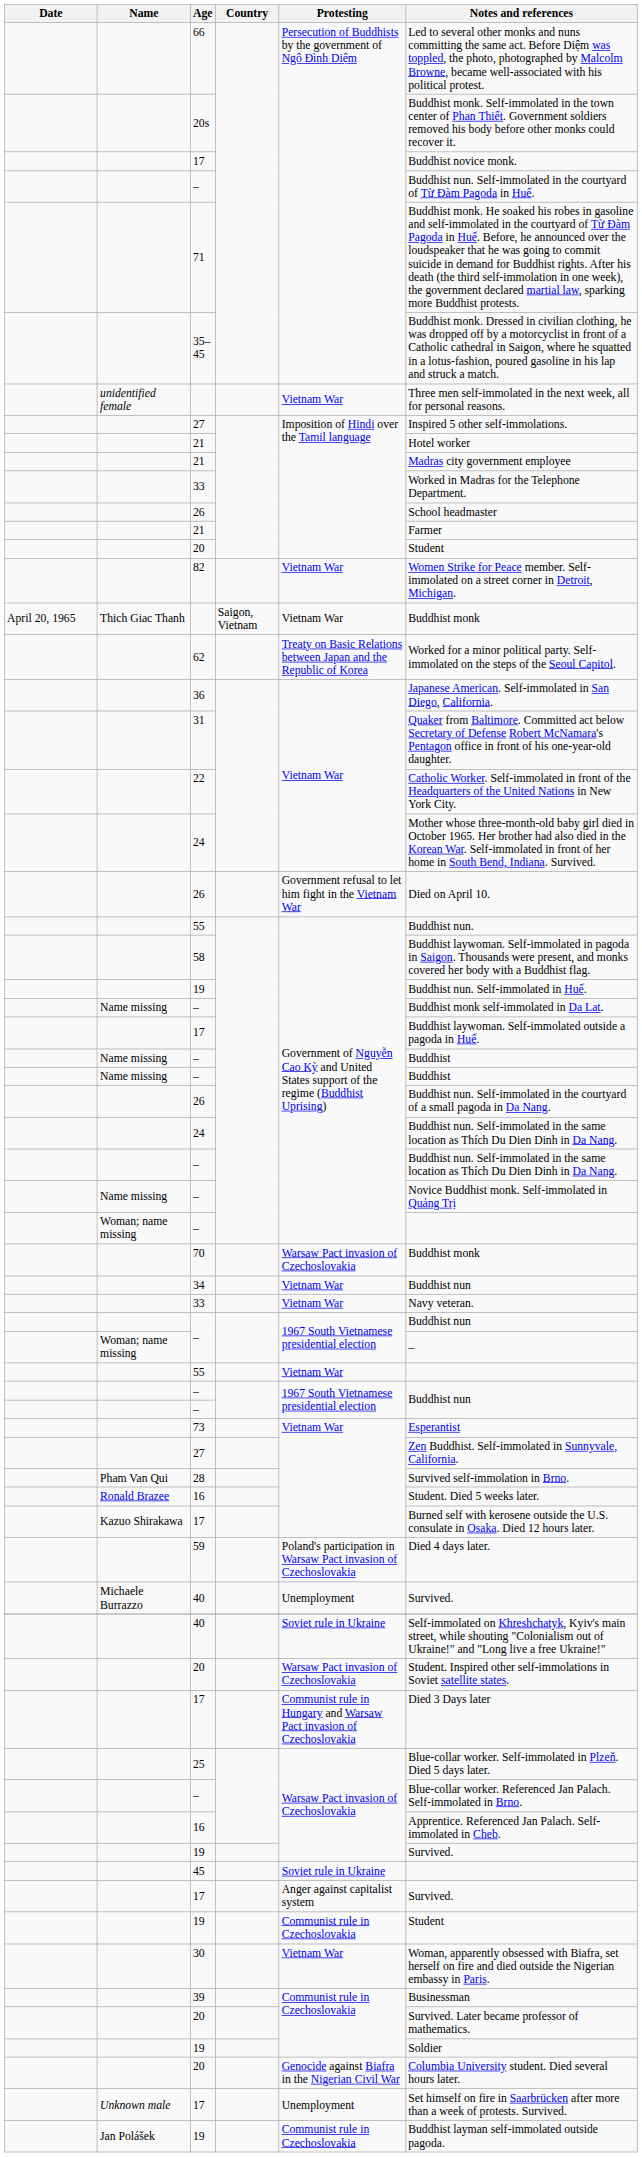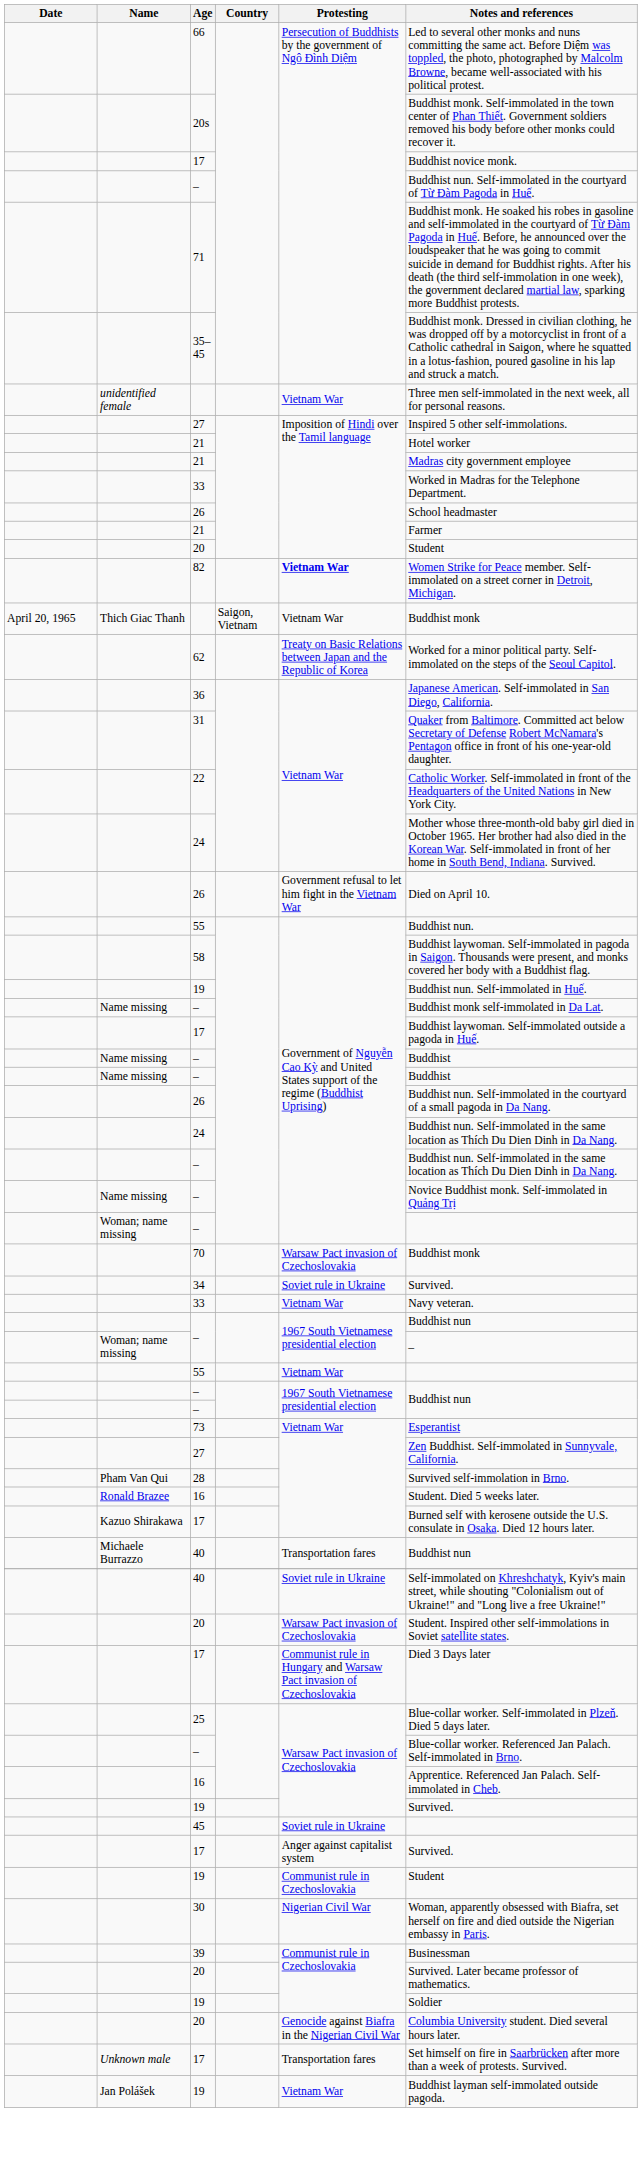(312, 567) normal -> (315, 567) bold
(312, 1285) Vietnam War -> (333, 1285) Soviet rule in Ukraine
(440, 1285) Buddhist nun -> (431, 1285) Survived.
- row: (144, 1560)
(318, 1598) Unemployment -> (329, 1553) Transportation fares
(431, 1598) Survived. -> (440, 1553) Buddhist nun
(312, 1953) Vietnam War -> (326, 1908) Nigerian Civil War
(318, 2104) Unemployment -> (329, 2059) Transportation fares
(325, 2136) Communist rule in Czechoslovakia -> (312, 2091) Vietnam War
